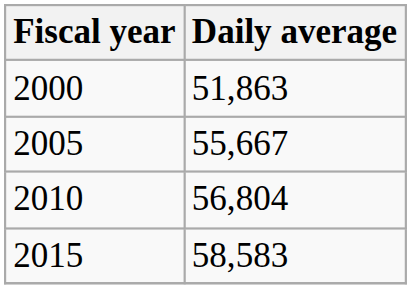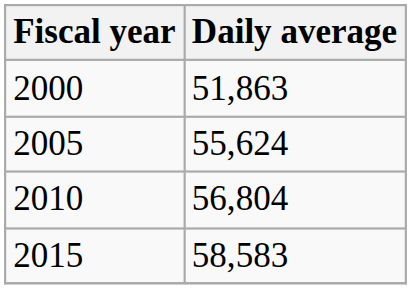(240, 143) 55,667 -> (240, 143) 55,624
